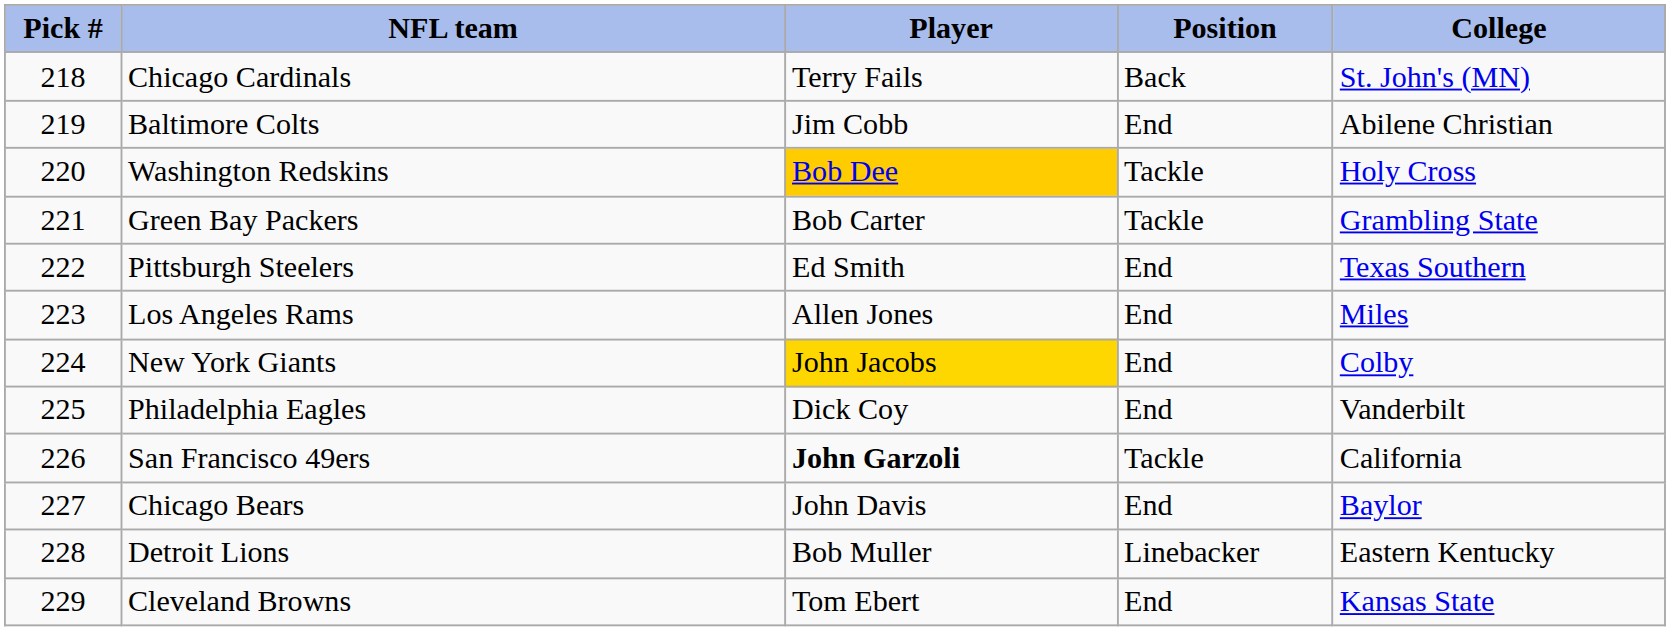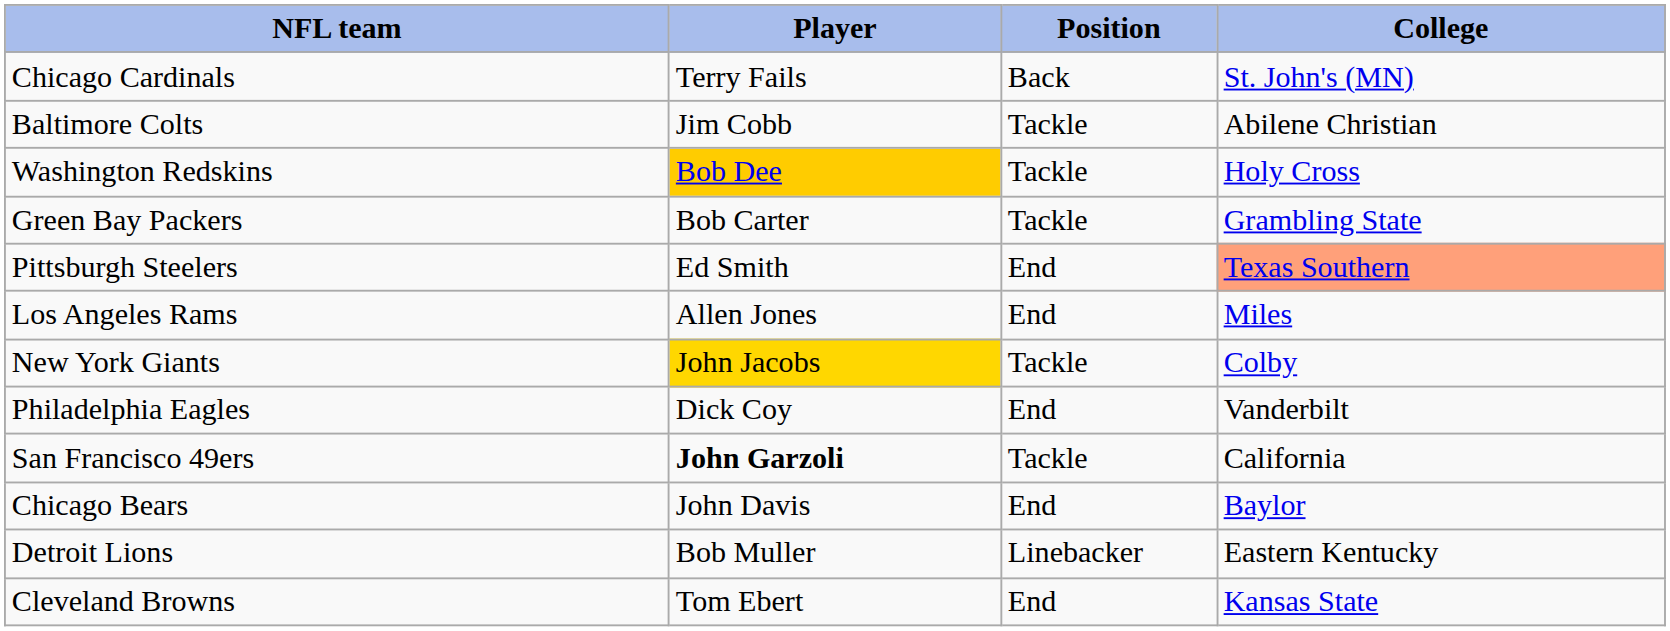- column: (63, 28)
(1148, 123) End -> (1048, 123) Tackle
(1433, 266) no background -> (1317, 266) lightsalmon background
(1148, 362) End -> (1048, 362) Tackle
